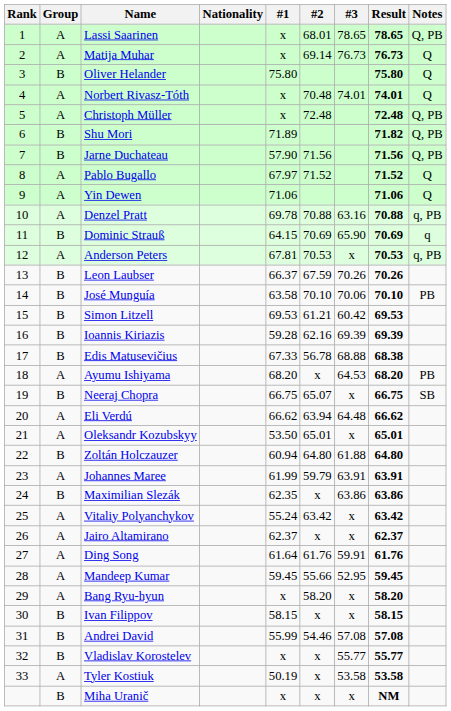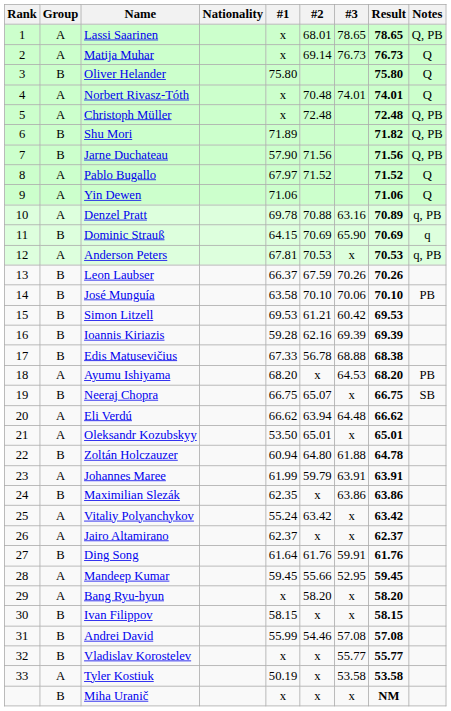(389, 214) 70.88 -> (389, 214) 70.89
(389, 455) 64.80 -> (389, 455) 64.78
(60, 555) A -> (60, 555) B
